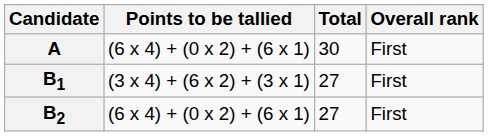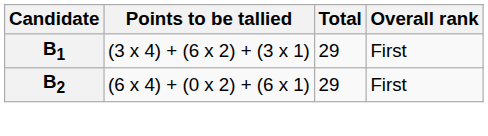- row: (54, 49)
(329, 80) 27 -> (329, 50) 29
(329, 114) 27 -> (329, 84) 29
